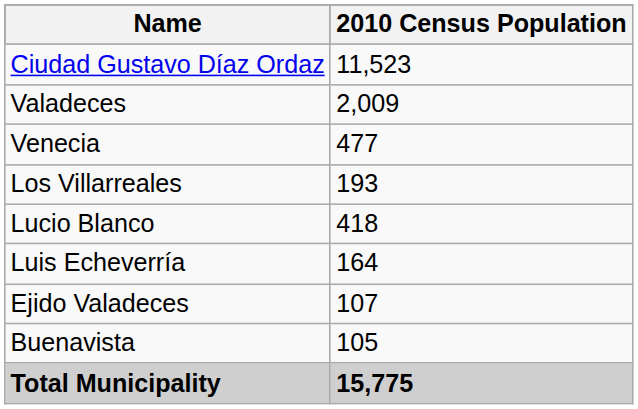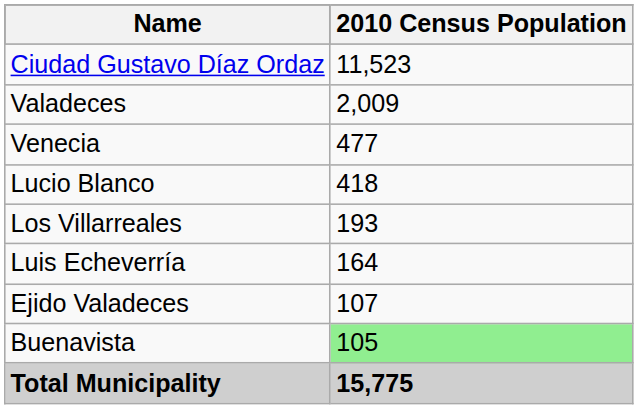rows swapped: (83, 223) <-> (96, 183)
(357, 343) no background -> (357, 343) lightgreen background
